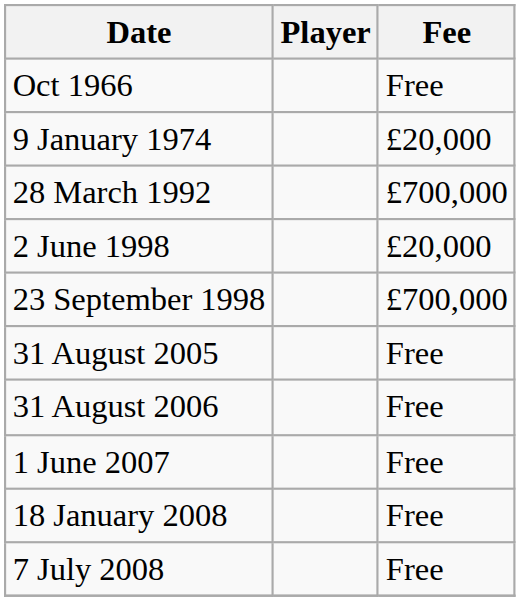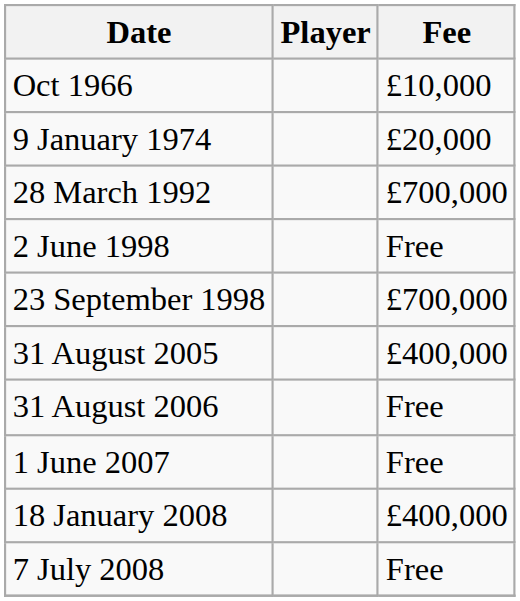(415, 85) Free -> (439, 85) £10,000
(439, 246) £20,000 -> (415, 246) Free
(415, 353) Free -> (447, 353) £400,000
(415, 514) Free -> (447, 514) £400,000
